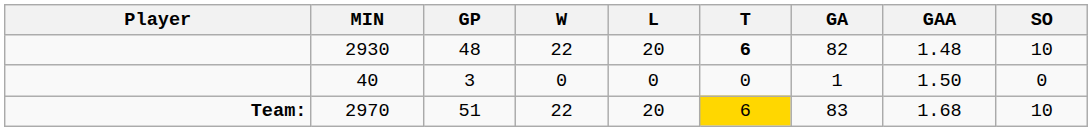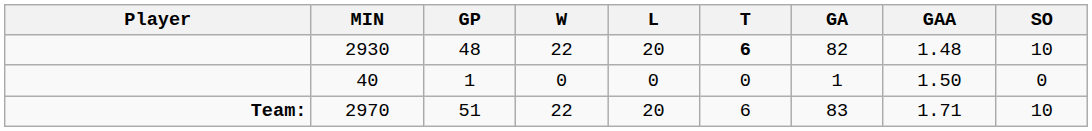(470, 80) 3 -> (470, 80) 1
(745, 111) gold background -> (745, 111) no background
(939, 111) 1.68 -> (939, 111) 1.71
